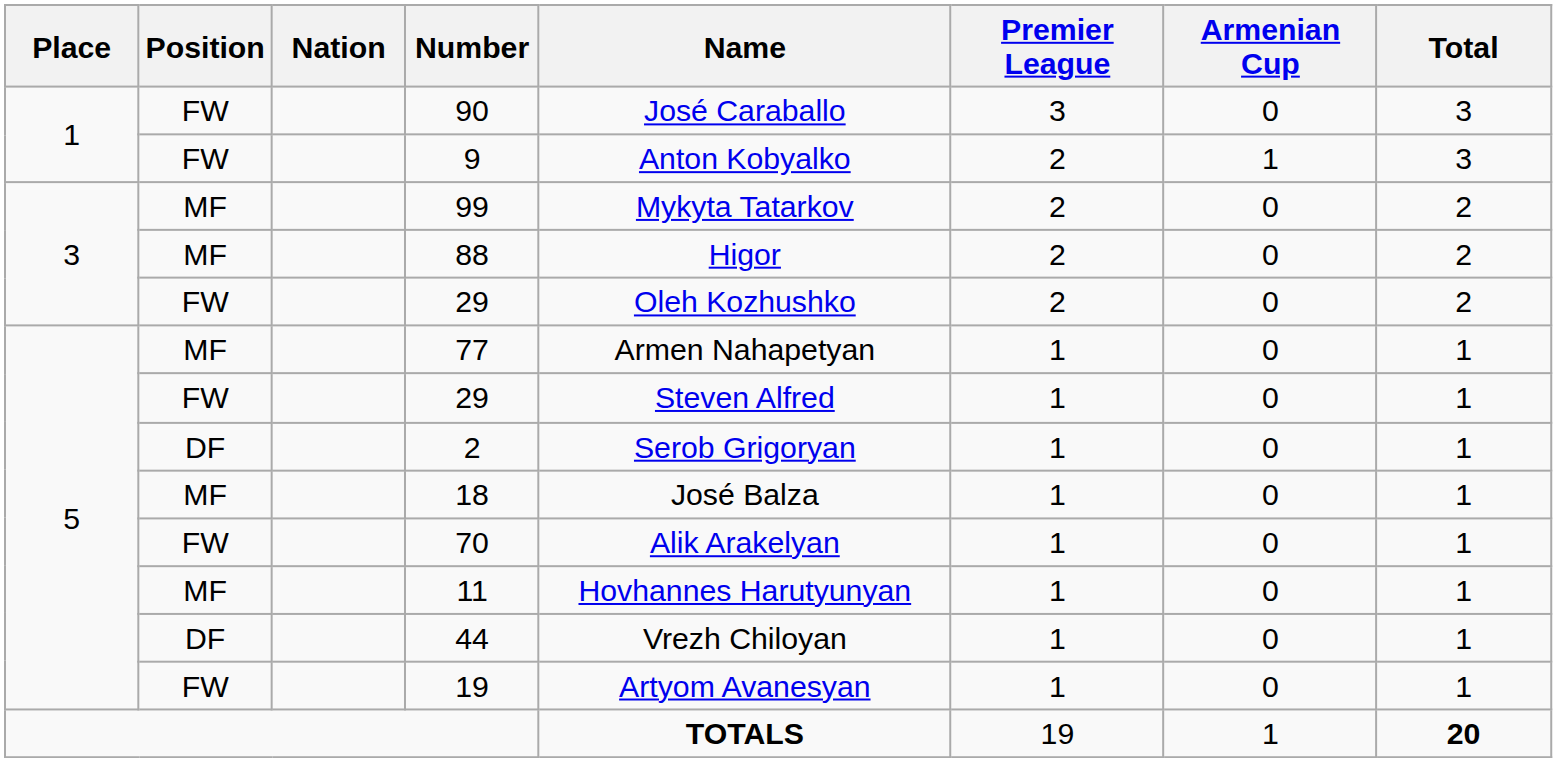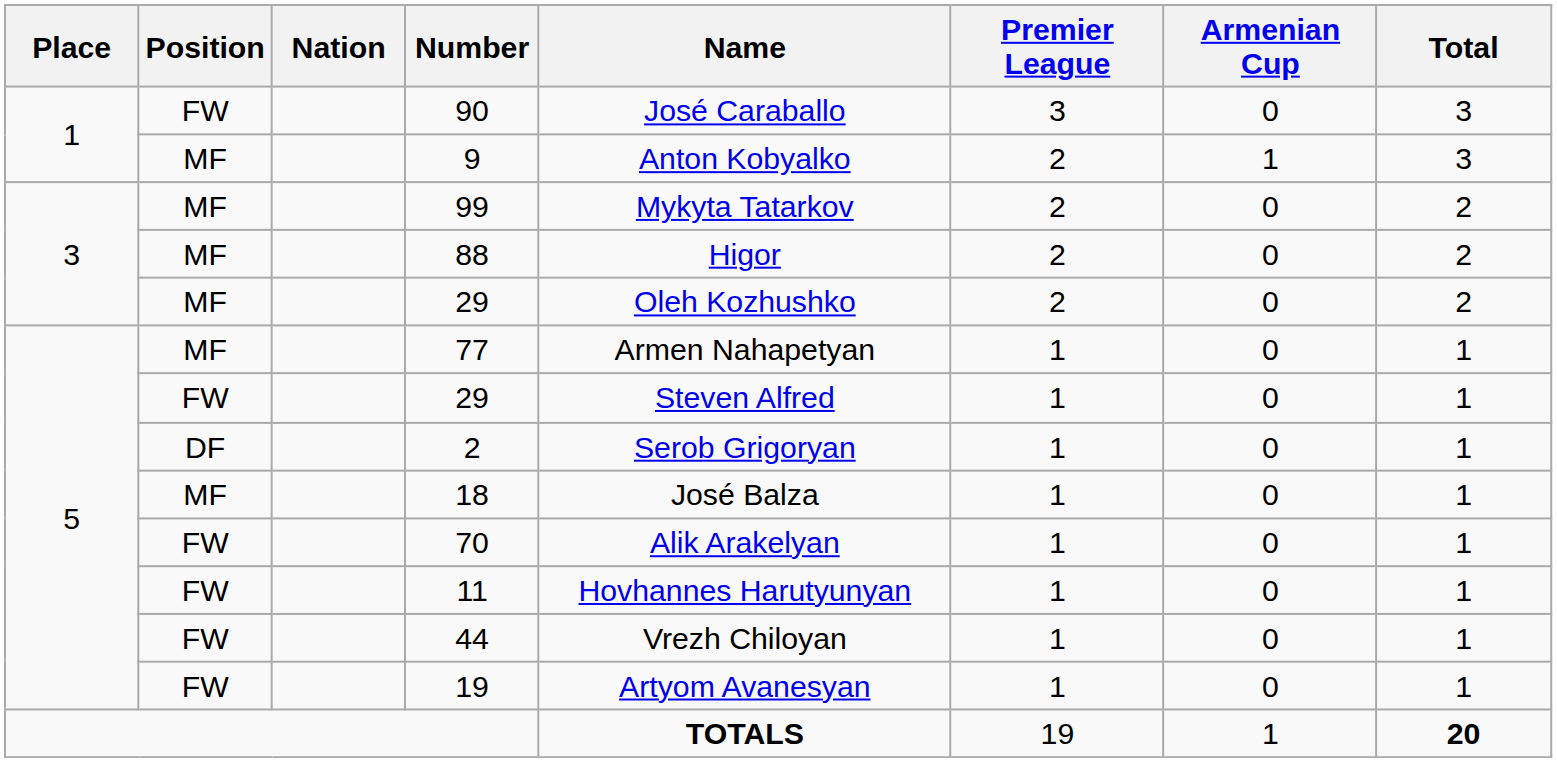(205, 159) FW -> (205, 159) MF
(205, 302) FW -> (205, 302) MF
(205, 590) MF -> (205, 590) FW
(205, 638) DF -> (205, 638) FW
